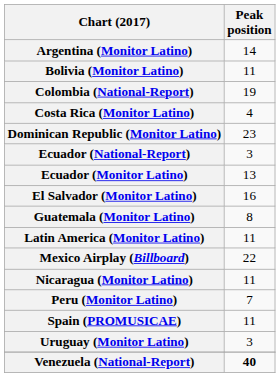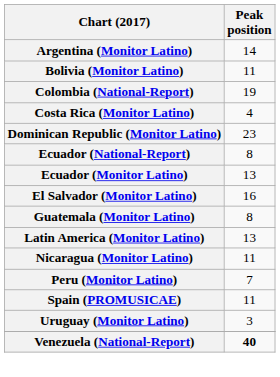(249, 154) 3 -> (249, 154) 8
(249, 237) 11 -> (249, 237) 13
- row: (114, 258)
